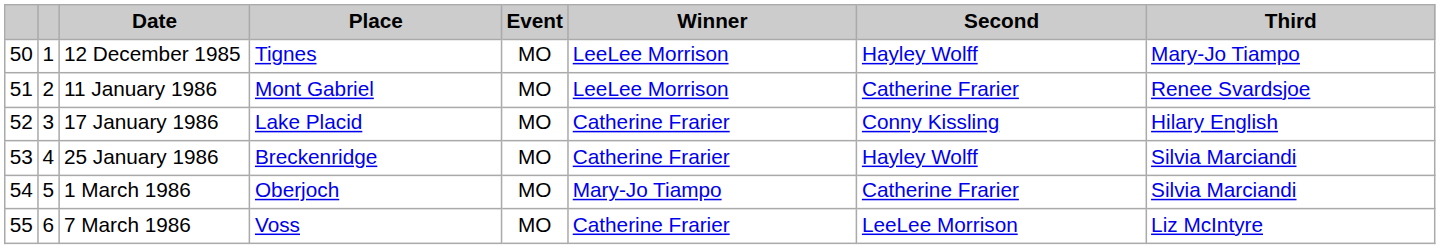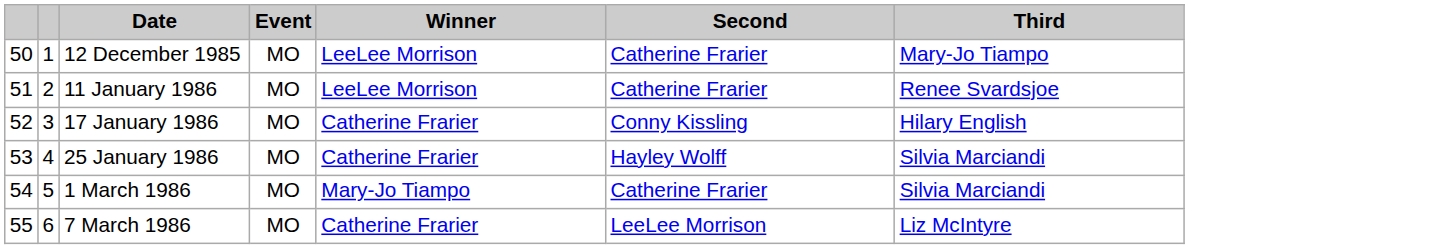- column: (376, 21)
(920, 55) Hayley Wolff -> (689, 55) Catherine Frarier
